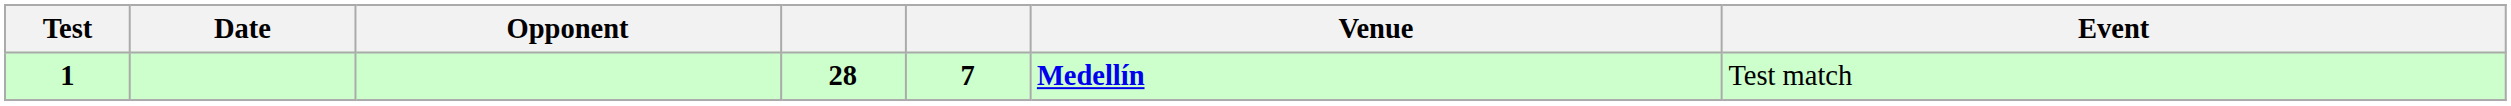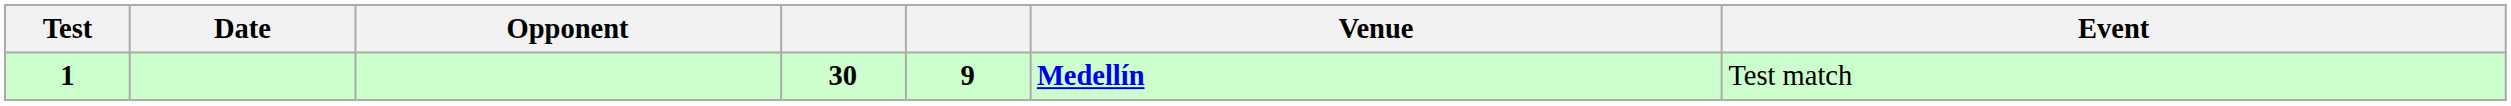(843, 75) 28 -> (843, 75) 30
(968, 75) 7 -> (968, 75) 9
